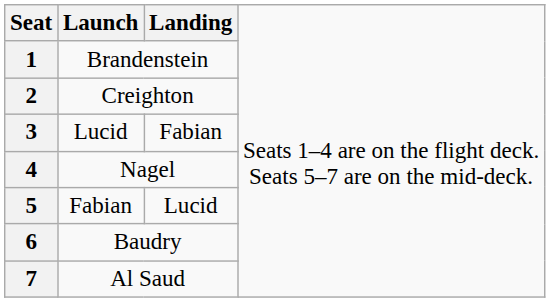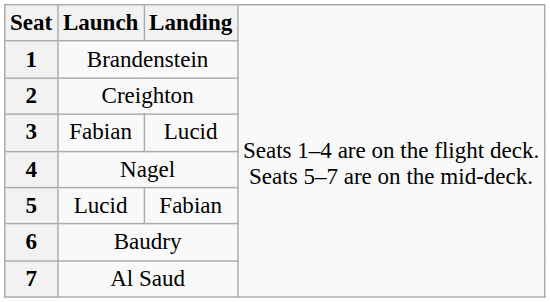(101, 132) Lucid -> (101, 132) Fabian
(191, 132) Fabian -> (191, 132) Lucid
(101, 205) Fabian -> (101, 205) Lucid
(191, 205) Lucid -> (191, 205) Fabian
